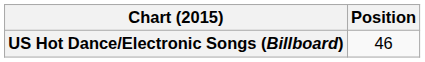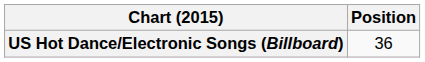(384, 43) 46 -> (384, 43) 36
